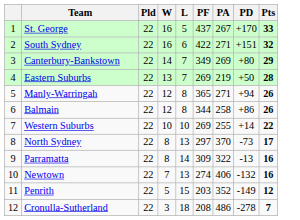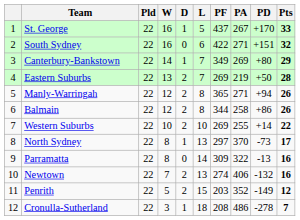+ column: (184, 12)
